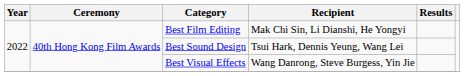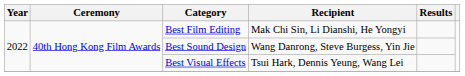(327, 46) Tsui Hark, Dennis Yeung, Wang Lei -> (333, 46) Wang Danrong, Steve Burgess, Yin Jie
(333, 63) Wang Danrong, Steve Burgess, Yin Jie -> (327, 63) Tsui Hark, Dennis Yeung, Wang Lei
